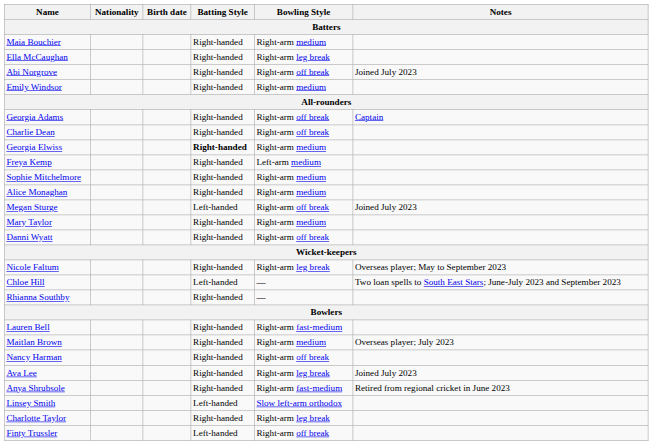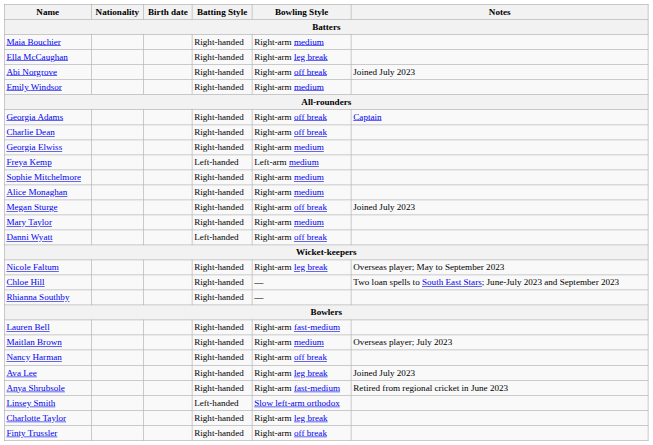(220, 147) bold -> (219, 147) normal
(218, 162) Right-handed -> (216, 162) Left-handed
(215, 207) Left-handed -> (219, 207) Right-handed
(218, 237) Right-handed -> (216, 237) Left-handed
(215, 282) Left-handed -> (219, 282) Right-handed
(215, 433) Left-handed -> (219, 433) Right-handed
